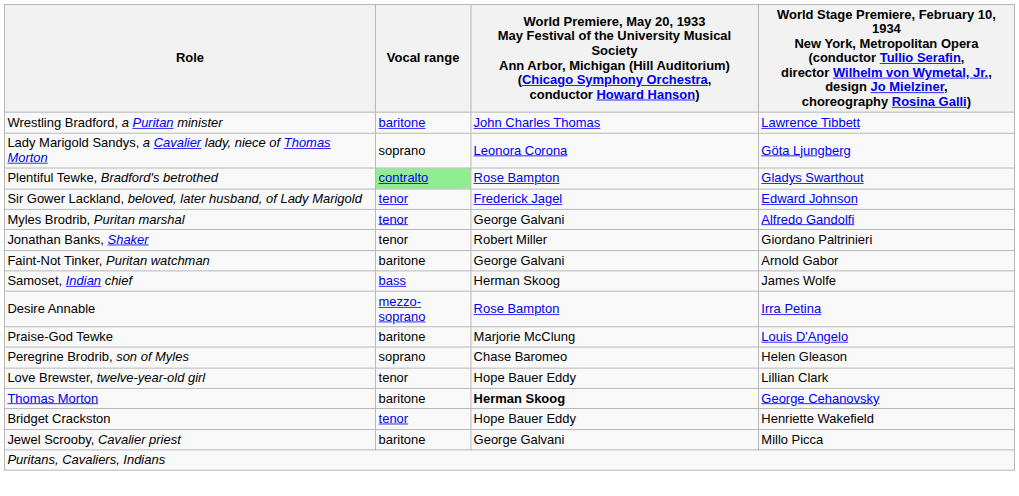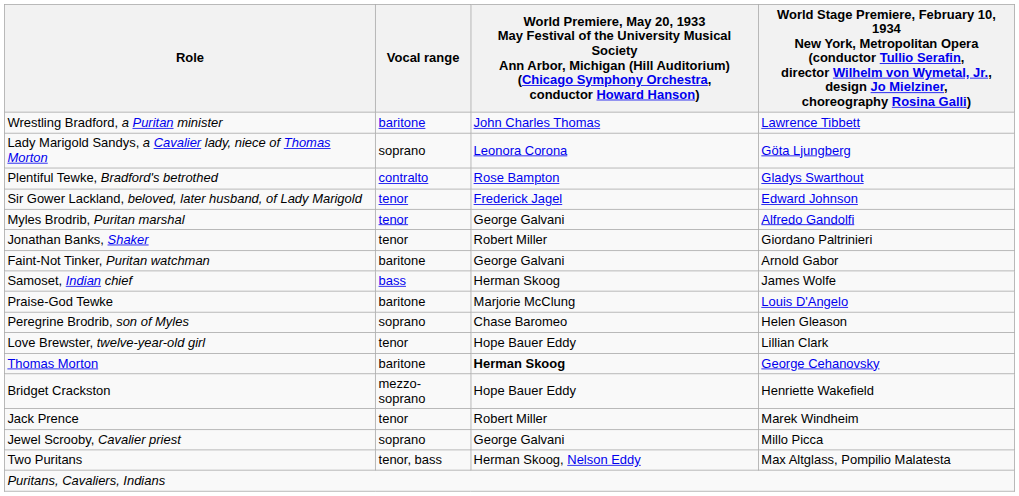(403, 178) lightgreen background -> (403, 178) no background
- row: (51, 309)
(393, 419) tenor -> (402, 391) mezzo-soprano
+ row: (43, 419)
(402, 439) baritone -> (402, 439) soprano
+ row: (45, 460)
